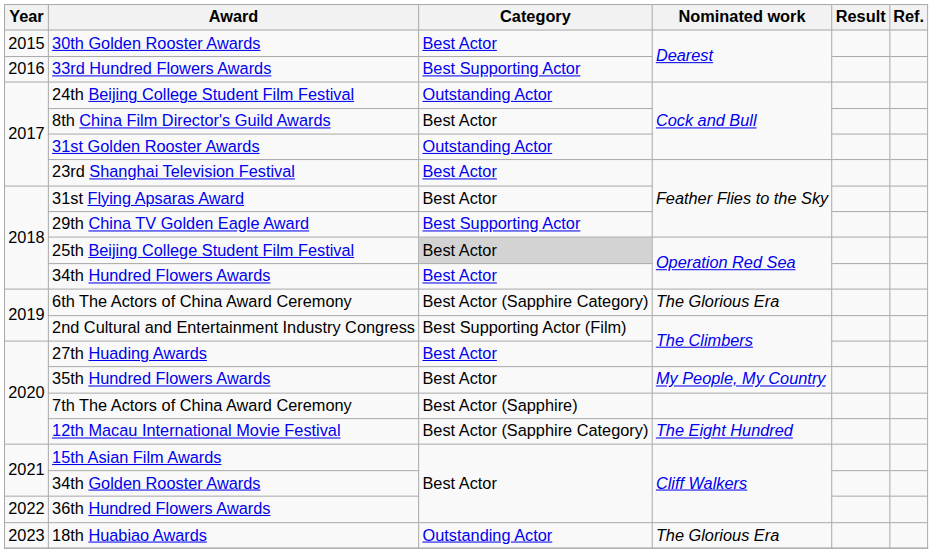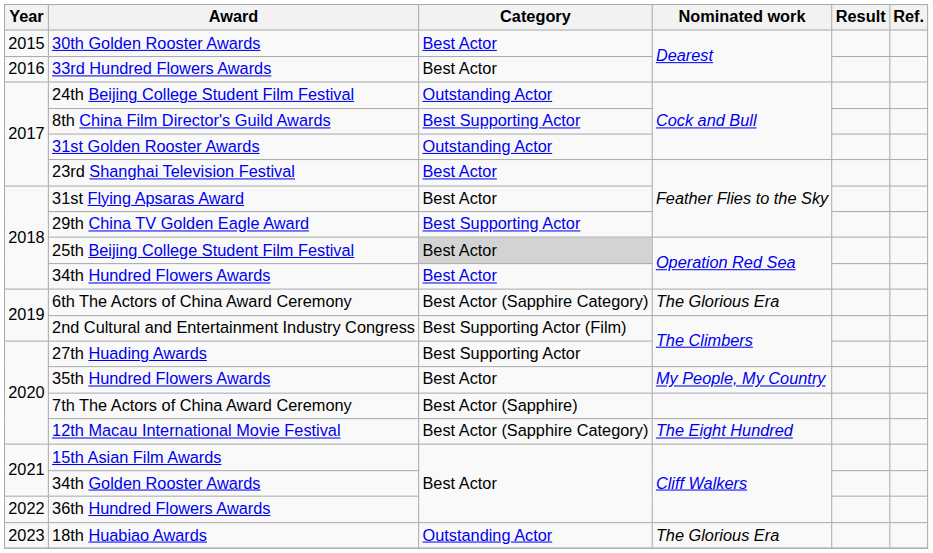(501, 69) Best Supporting Actor -> (460, 69) Best Actor
(460, 120) Best Actor -> (501, 120) Best Supporting Actor
(460, 353) Best Actor -> (501, 353) Best Supporting Actor
